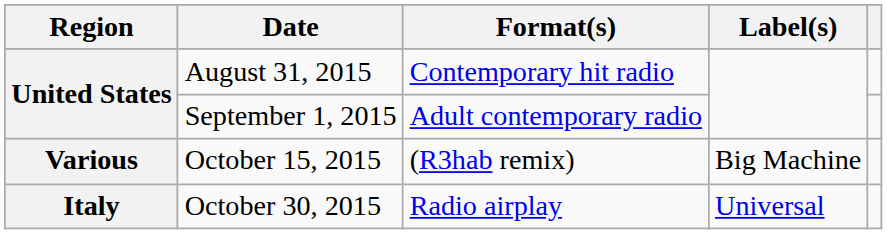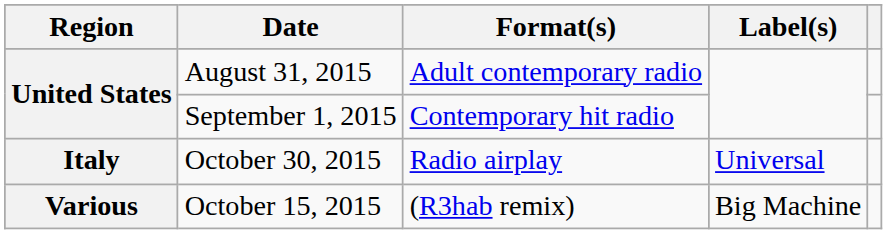(542, 71) Contemporary hit radio -> (556, 71) Adult contemporary radio
(556, 116) Adult contemporary radio -> (542, 116) Contemporary hit radio
rows swapped: (283, 160) <-> (283, 205)
